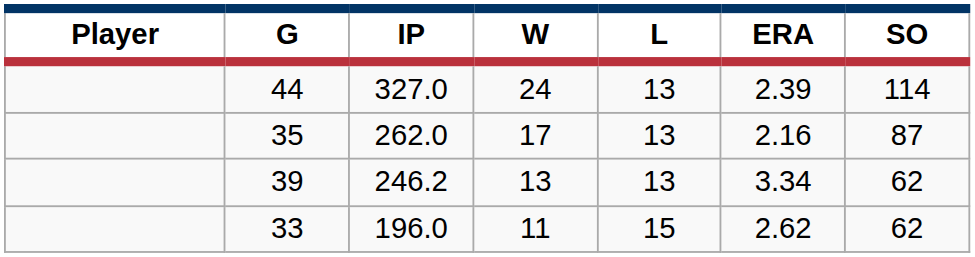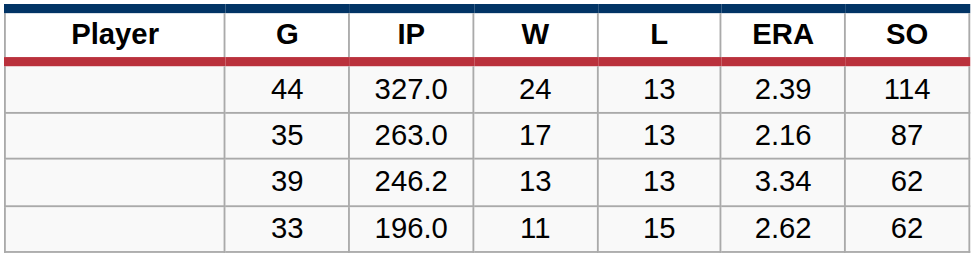(411, 135) 262.0 -> (411, 135) 263.0
